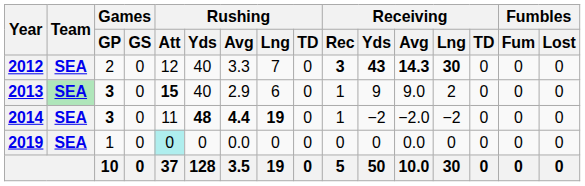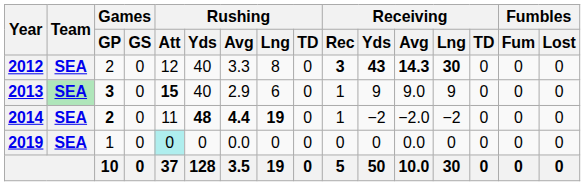(275, 67) 7 -> (275, 67) 8
(451, 92) 2 -> (451, 92) 9
(110, 117) 3 -> (110, 117) 2
